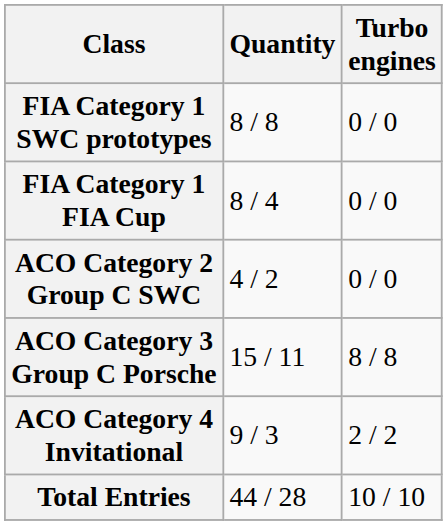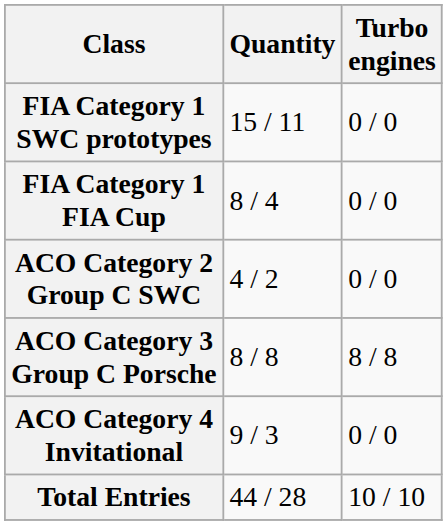(254, 122) 8 / 8 -> (267, 122) 15 / 11
(267, 357) 15 / 11 -> (254, 357) 8 / 8
(373, 435) 2 / 2 -> (373, 435) 0 / 0
